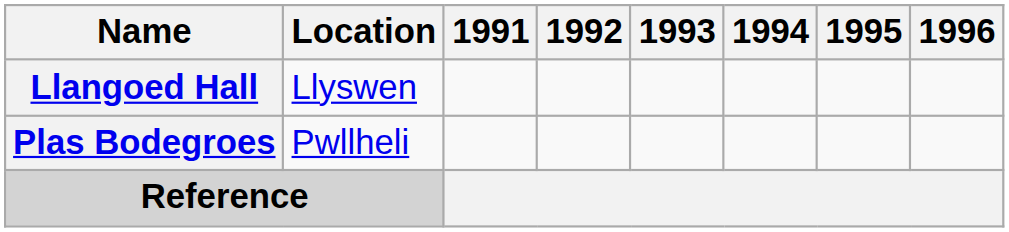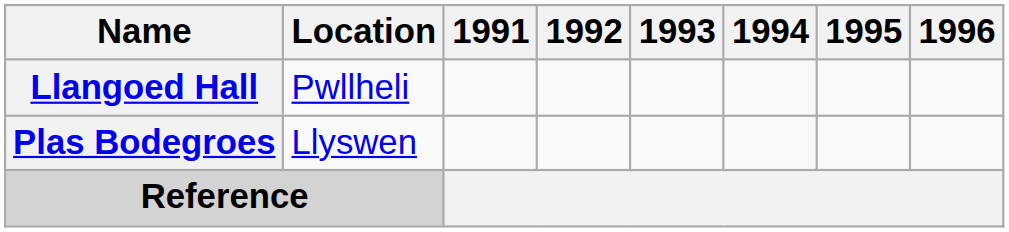(354, 87) Llyswen -> (350, 87) Pwllheli
(350, 142) Pwllheli -> (354, 142) Llyswen
